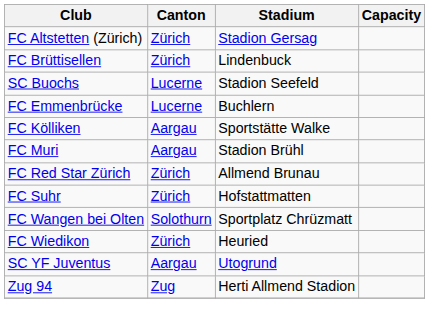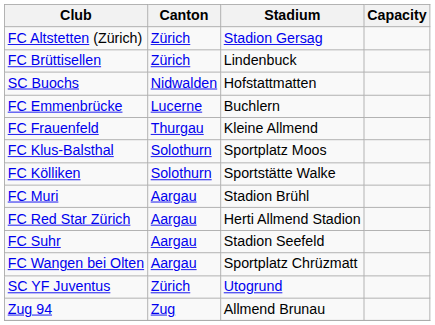(176, 83) Lucerne -> (184, 83) Nidwalden
(269, 83) Stadion Seefeld -> (270, 83) Hofstattmatten
+ row: (53, 128)
+ row: (61, 151)
(174, 128) Aargau -> (181, 173) Solothurn
(170, 173) Zürich -> (174, 219) Aargau
(269, 173) Allmend Brunau -> (292, 219) Herti Allmend Stadion
(170, 196) Zürich -> (174, 241) Aargau
(265, 196) Hofstattmatten -> (274, 241) Stadion Seefeld
(181, 219) Solothurn -> (174, 264) Aargau
- row: (48, 241)
(174, 264) Aargau -> (170, 286) Zürich
(287, 286) Herti Allmend Stadion -> (274, 309) Allmend Brunau
